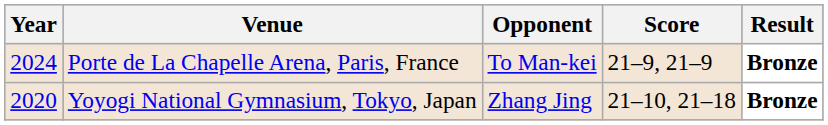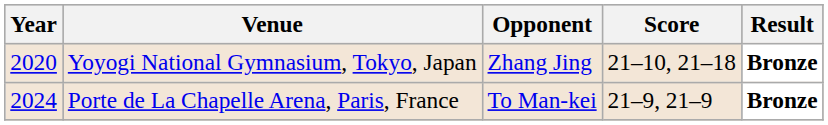rows swapped: (272, 101) <-> (263, 62)
